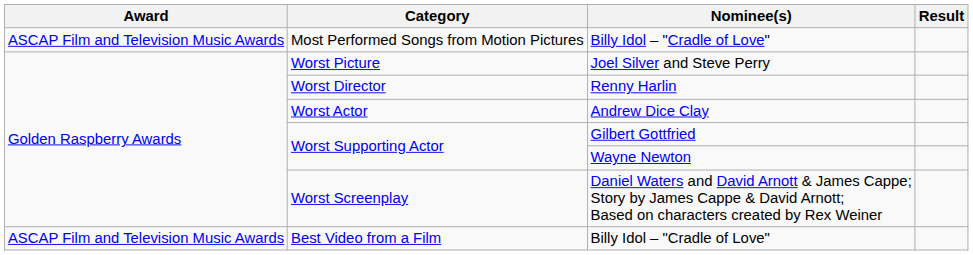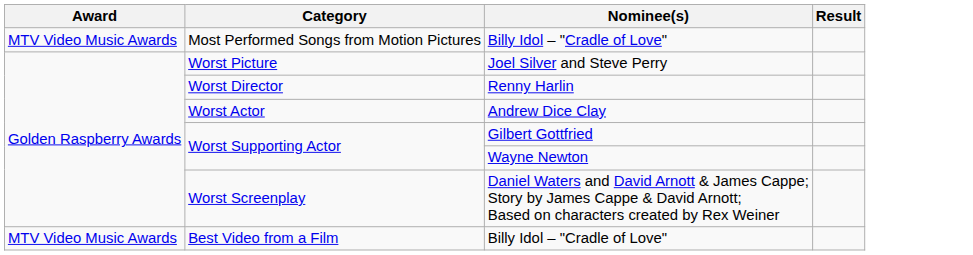(146, 39) ASCAP Film and Television Music Awards -> (92, 39) MTV Video Music Awards
(146, 238) ASCAP Film and Television Music Awards -> (92, 238) MTV Video Music Awards
